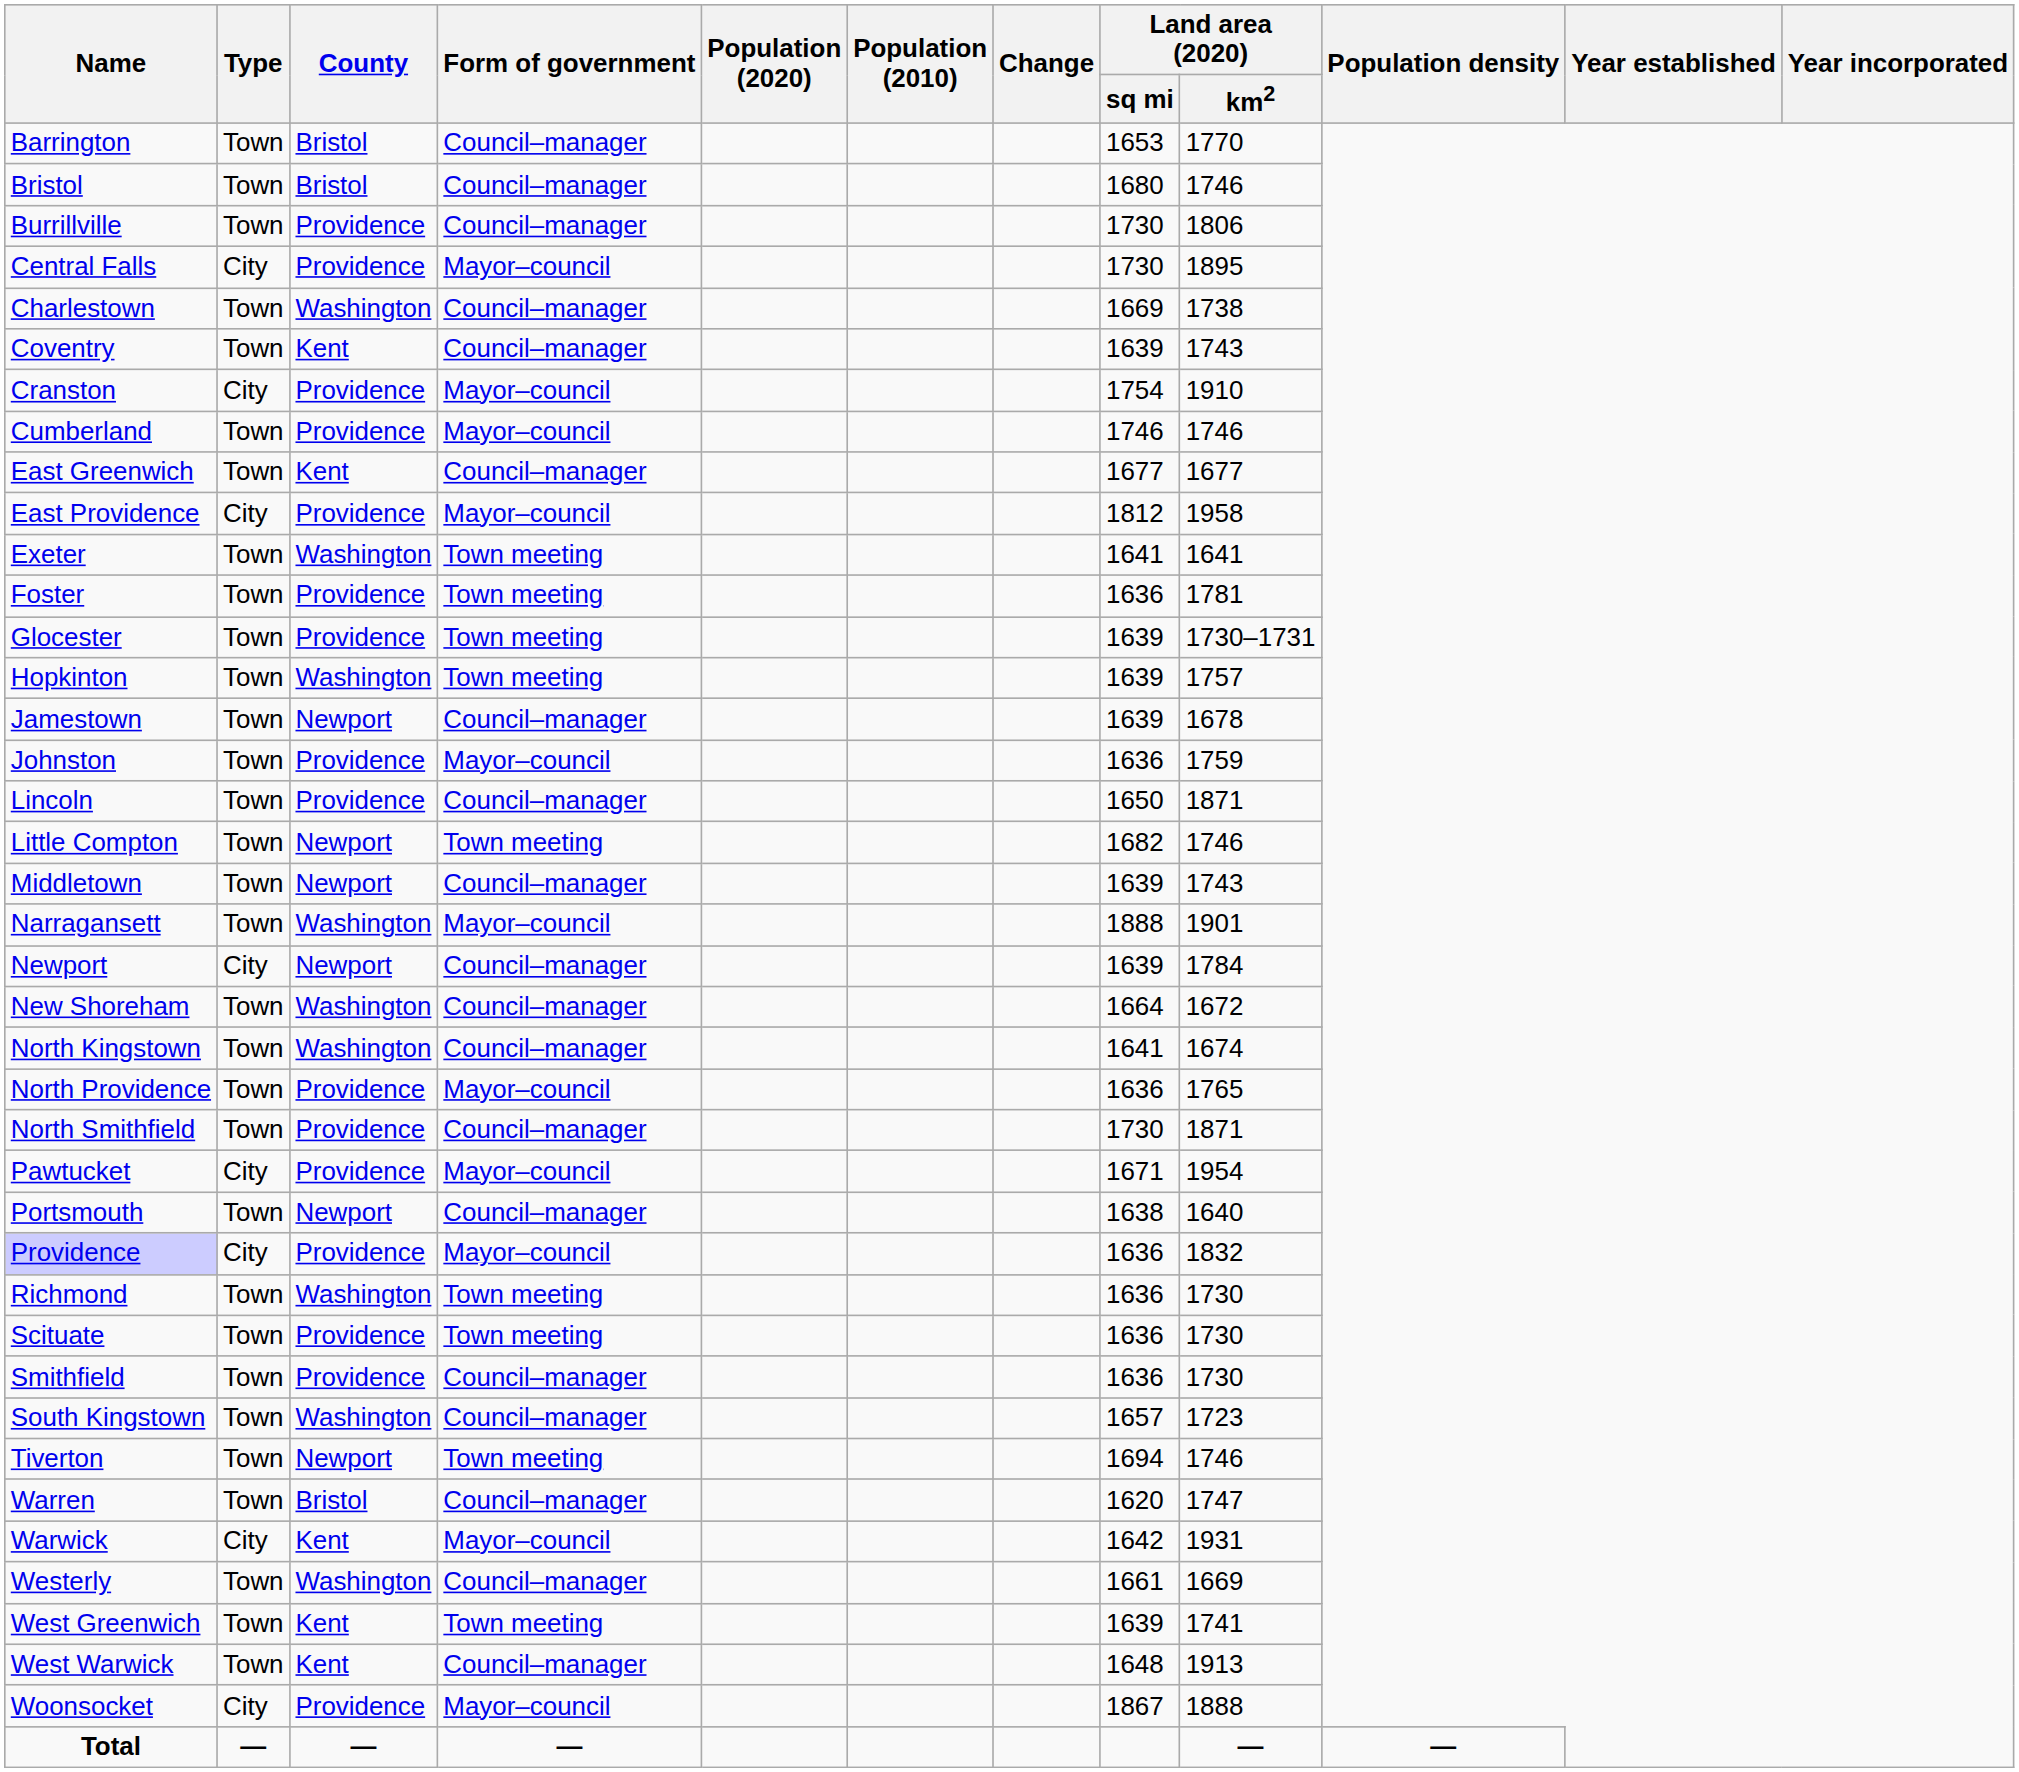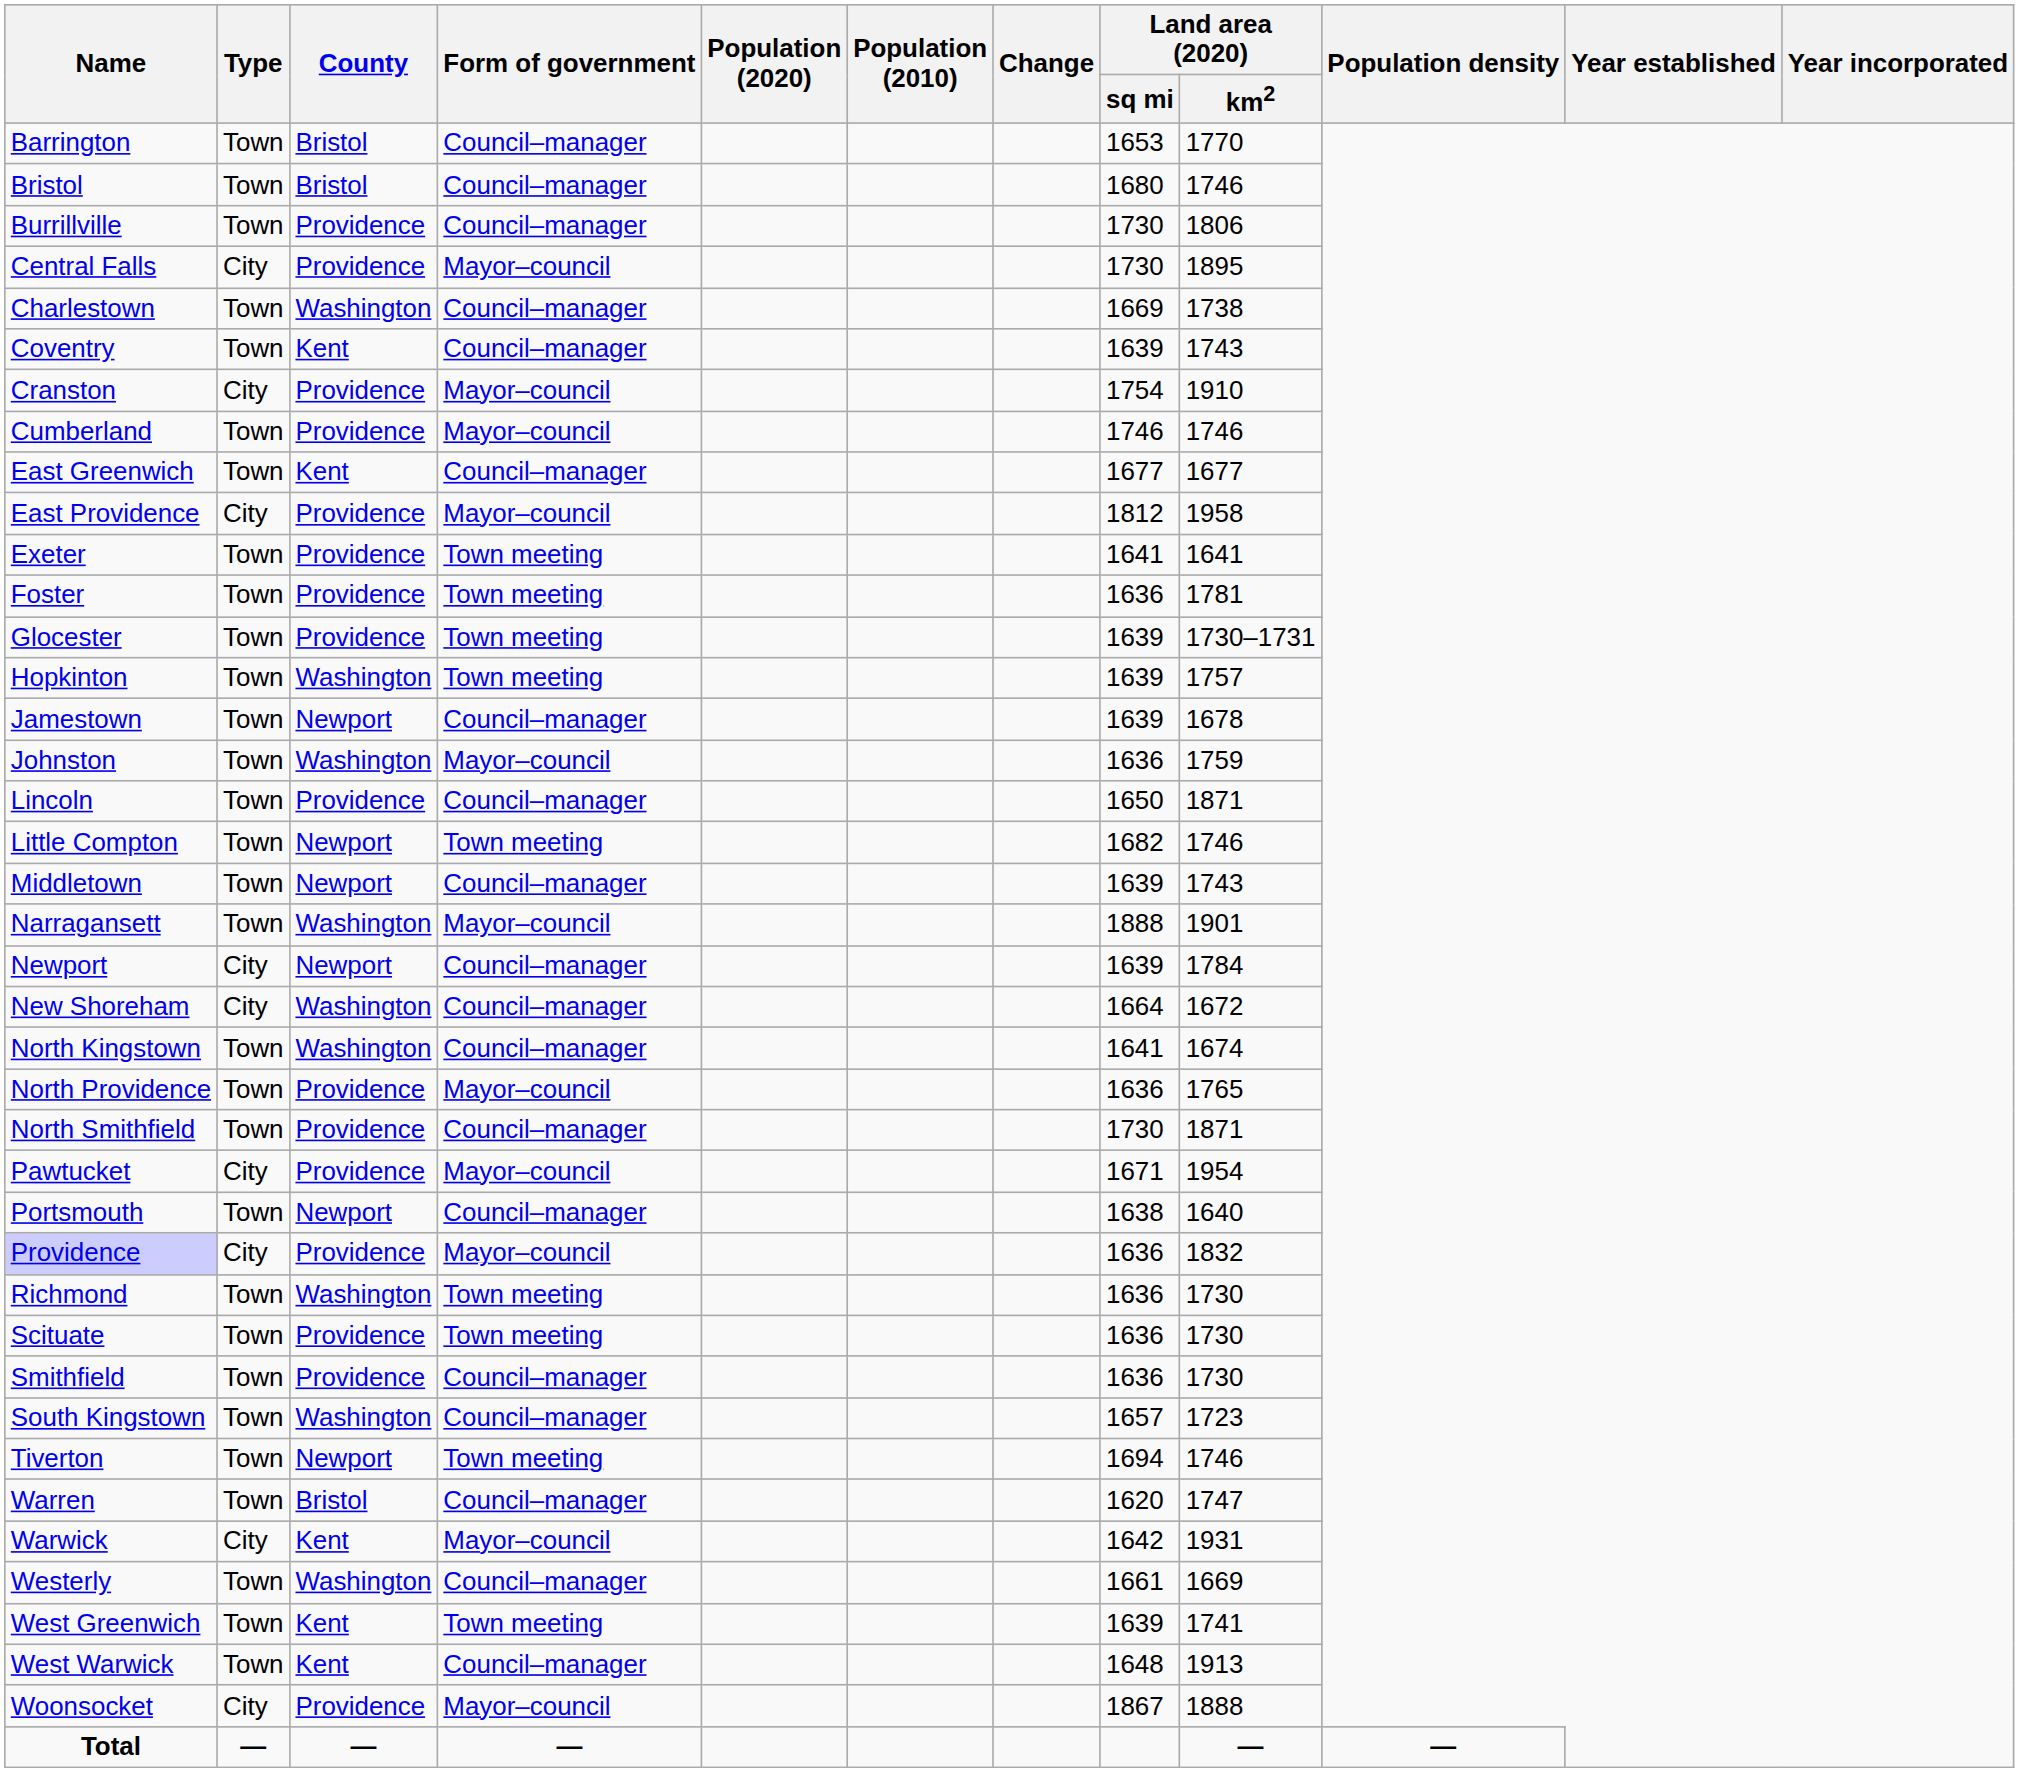(363, 554) Washington -> (360, 554) Providence
(360, 760) Providence -> (363, 760) Washington
(253, 1006) Town -> (245, 1006) City
